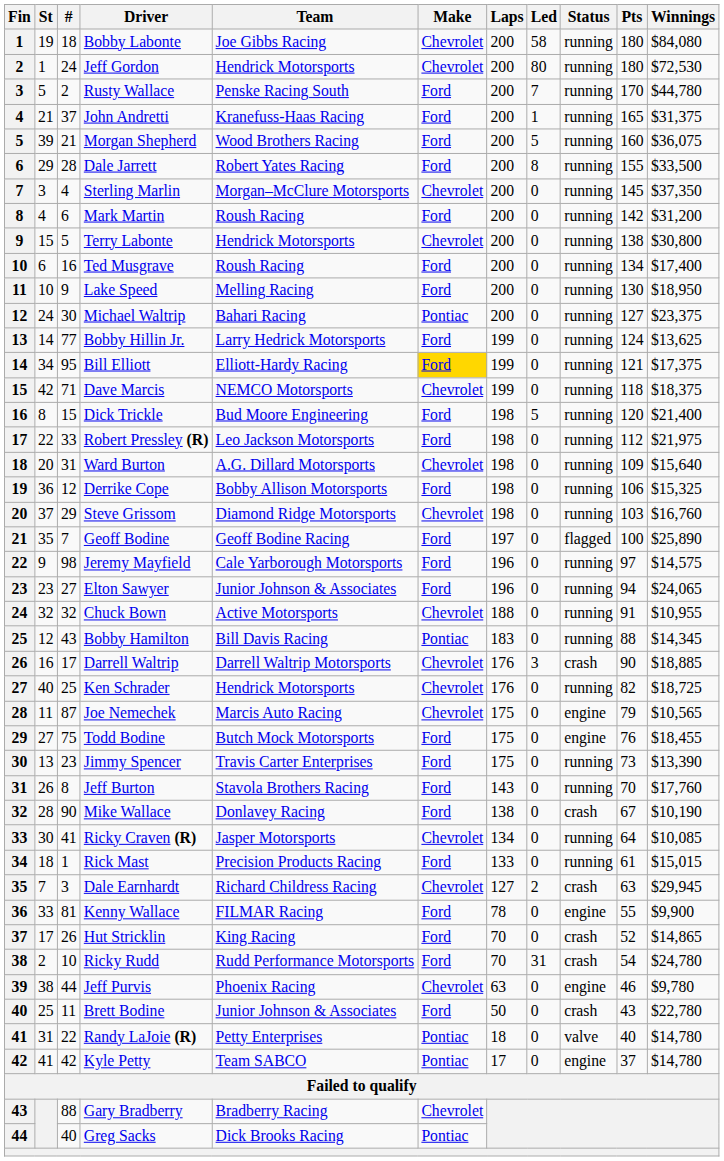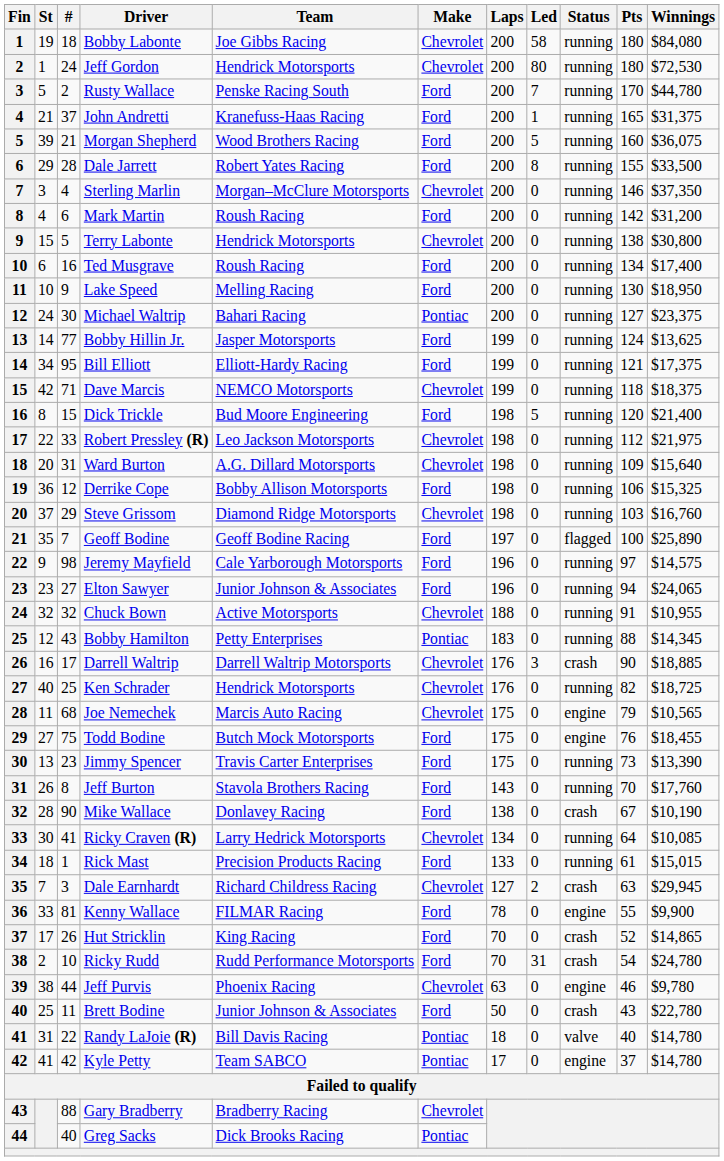(632, 191) 145 -> (632, 191) 146
(301, 340) Larry Hedrick Motorsports -> (275, 340) Jasper Motorsports
(436, 365) gold background -> (436, 365) no background
(436, 439) Ford -> (452, 439) Chevrolet
(272, 638) Bill Davis Racing -> (269, 638) Petty Enterprises
(69, 713) 87 -> (69, 713) 68
(275, 837) Jasper Motorsports -> (301, 837) Larry Hedrick Motorsports
(269, 1036) Petty Enterprises -> (272, 1036) Bill Davis Racing
